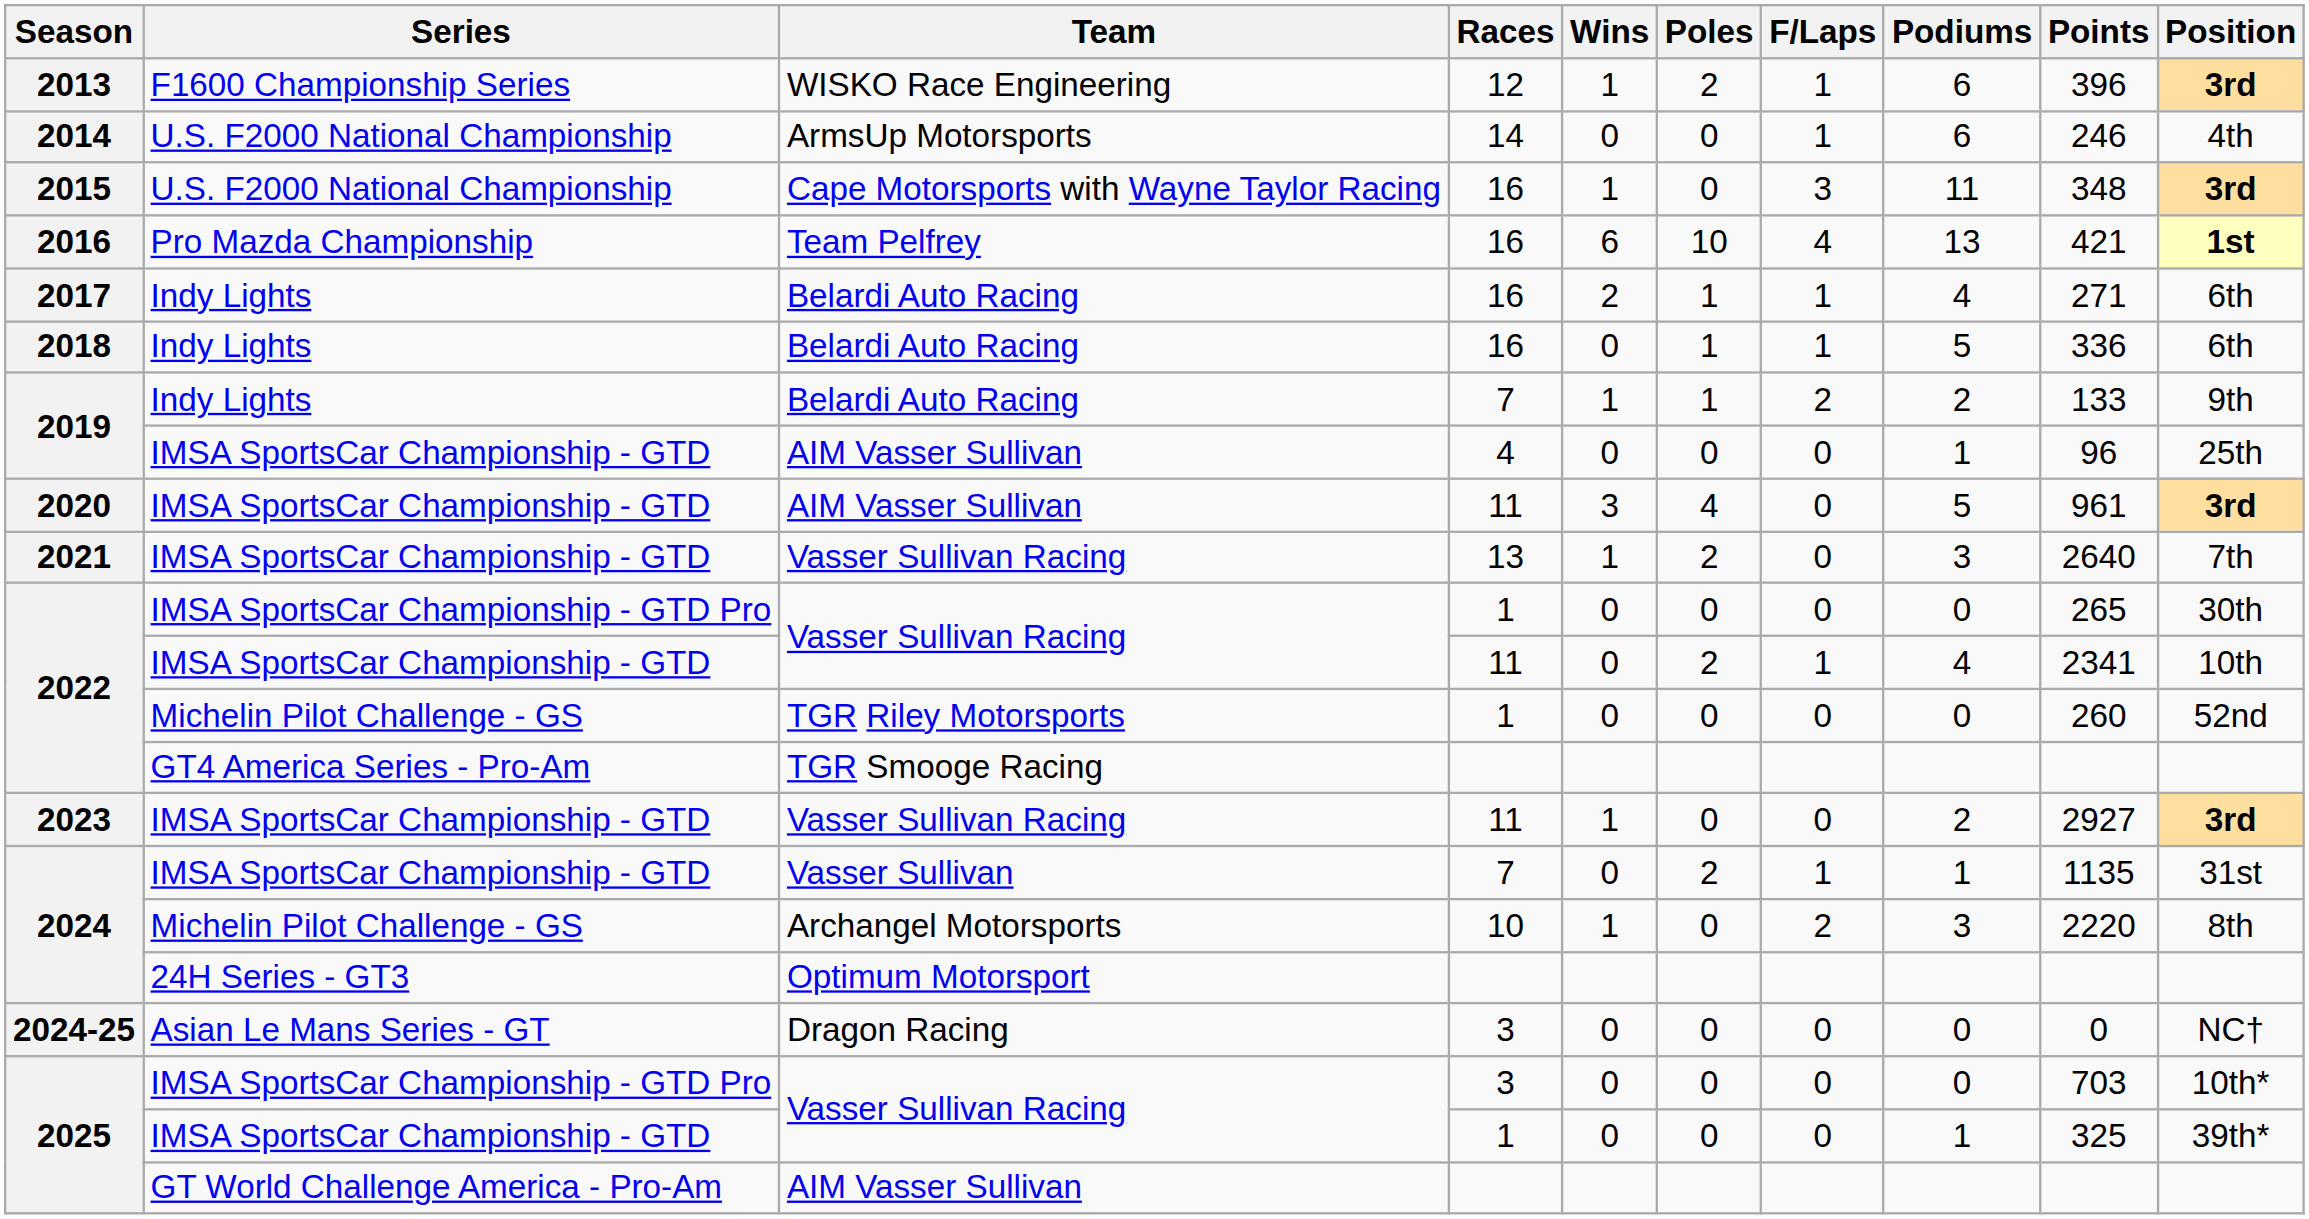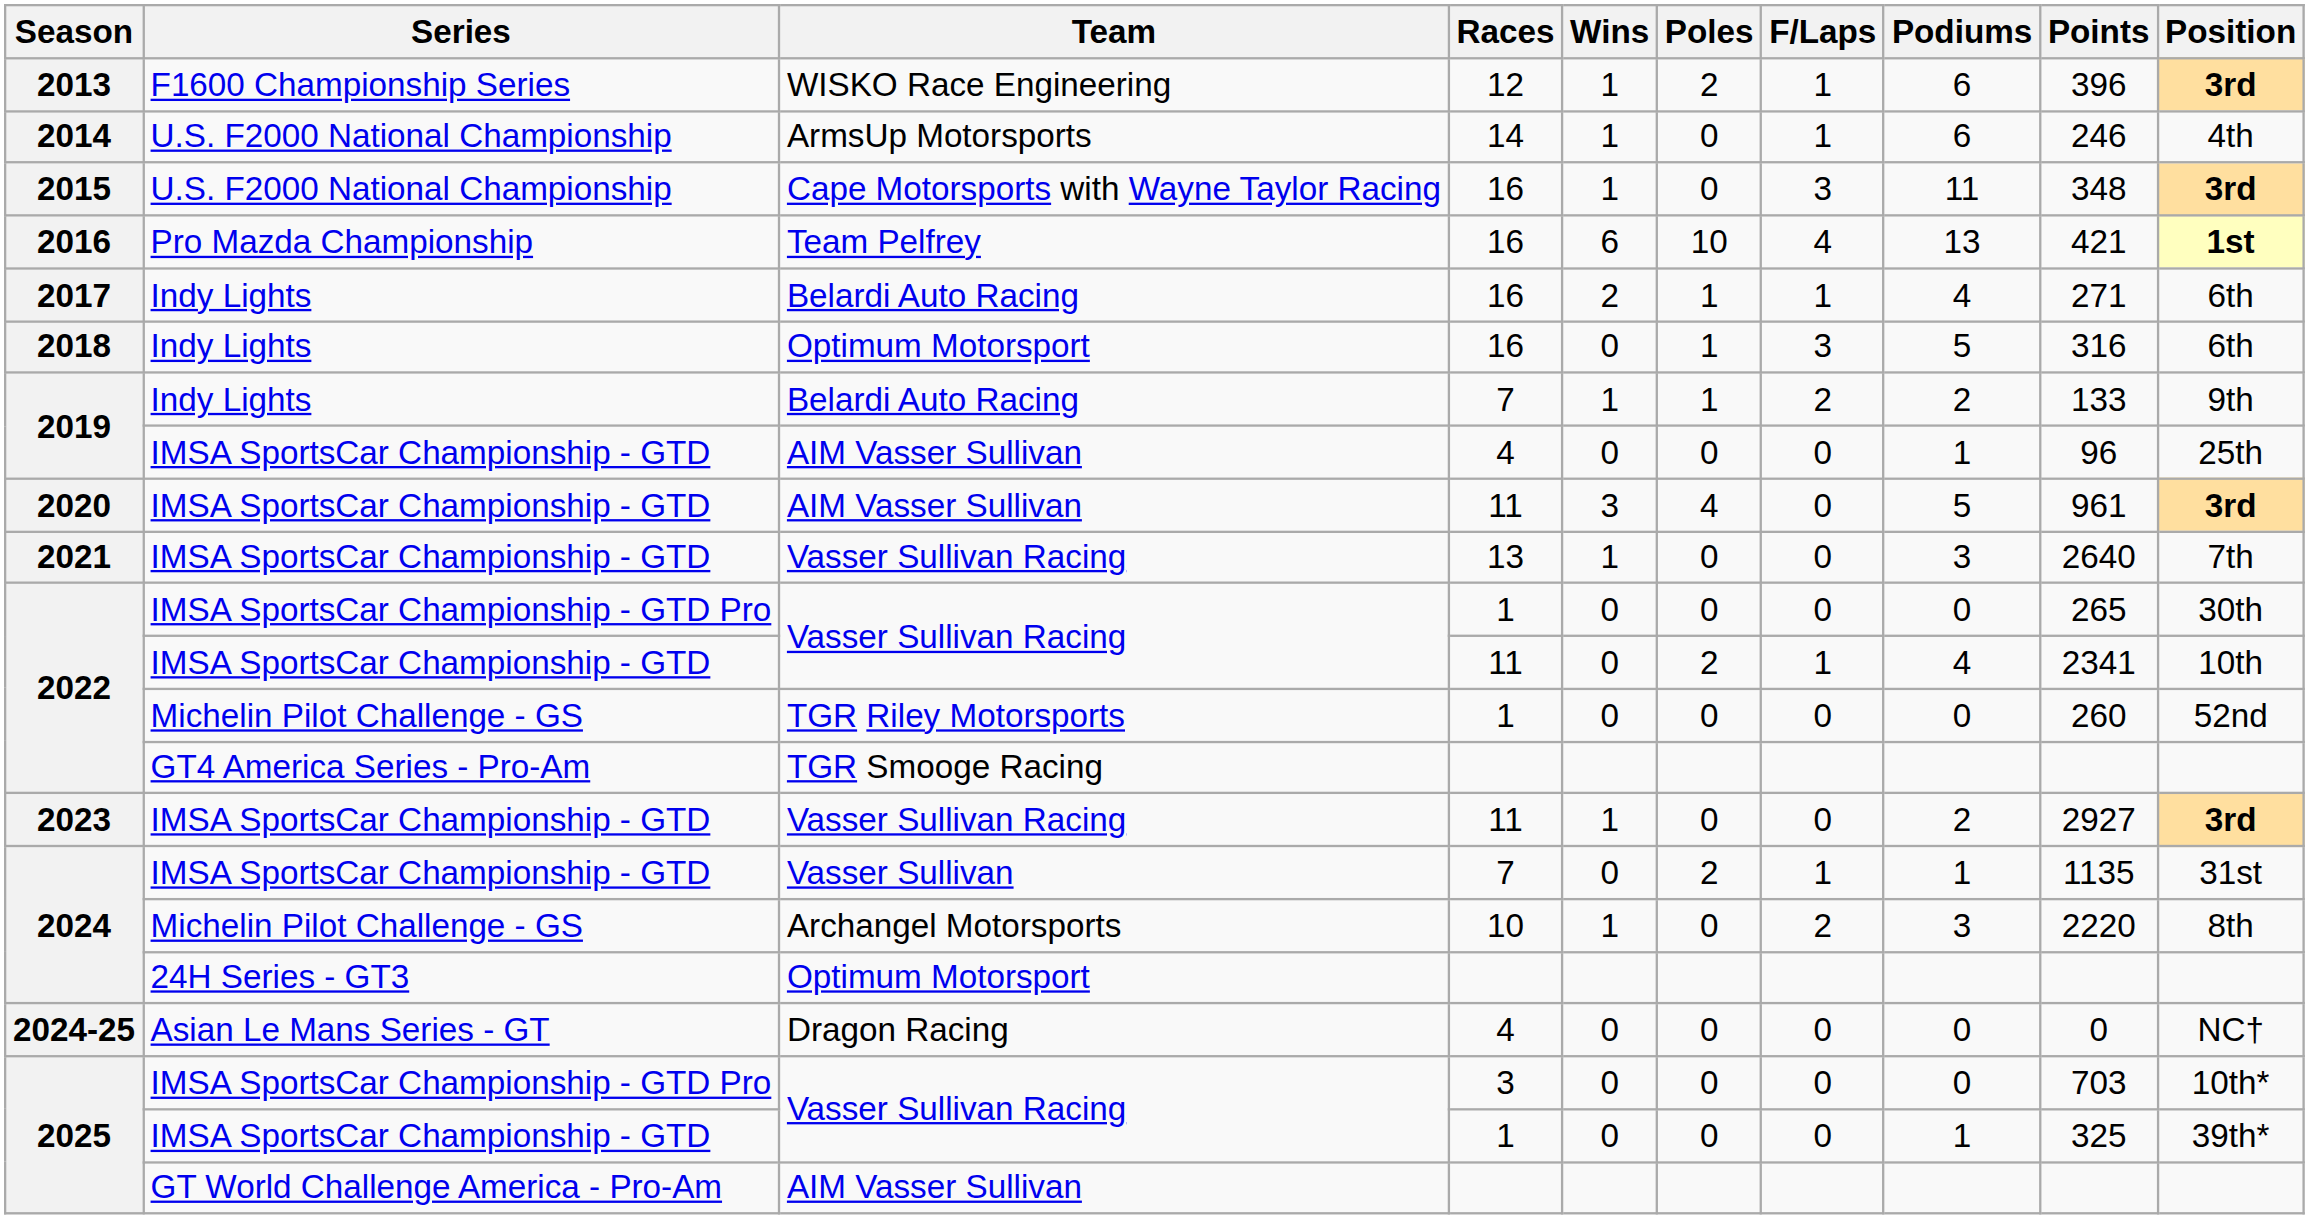(1610, 137) 0 -> (1610, 137) 1
(933, 347) Belardi Auto Racing -> (938, 347) Optimum Motorsport
(1823, 347) 1 -> (1823, 347) 3
(2099, 347) 336 -> (2099, 347) 316
(1709, 557) 2 -> (1709, 557) 0
(1506, 1030) 3 -> (1506, 1030) 4
